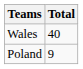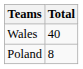(51, 53) 9 -> (51, 53) 8
